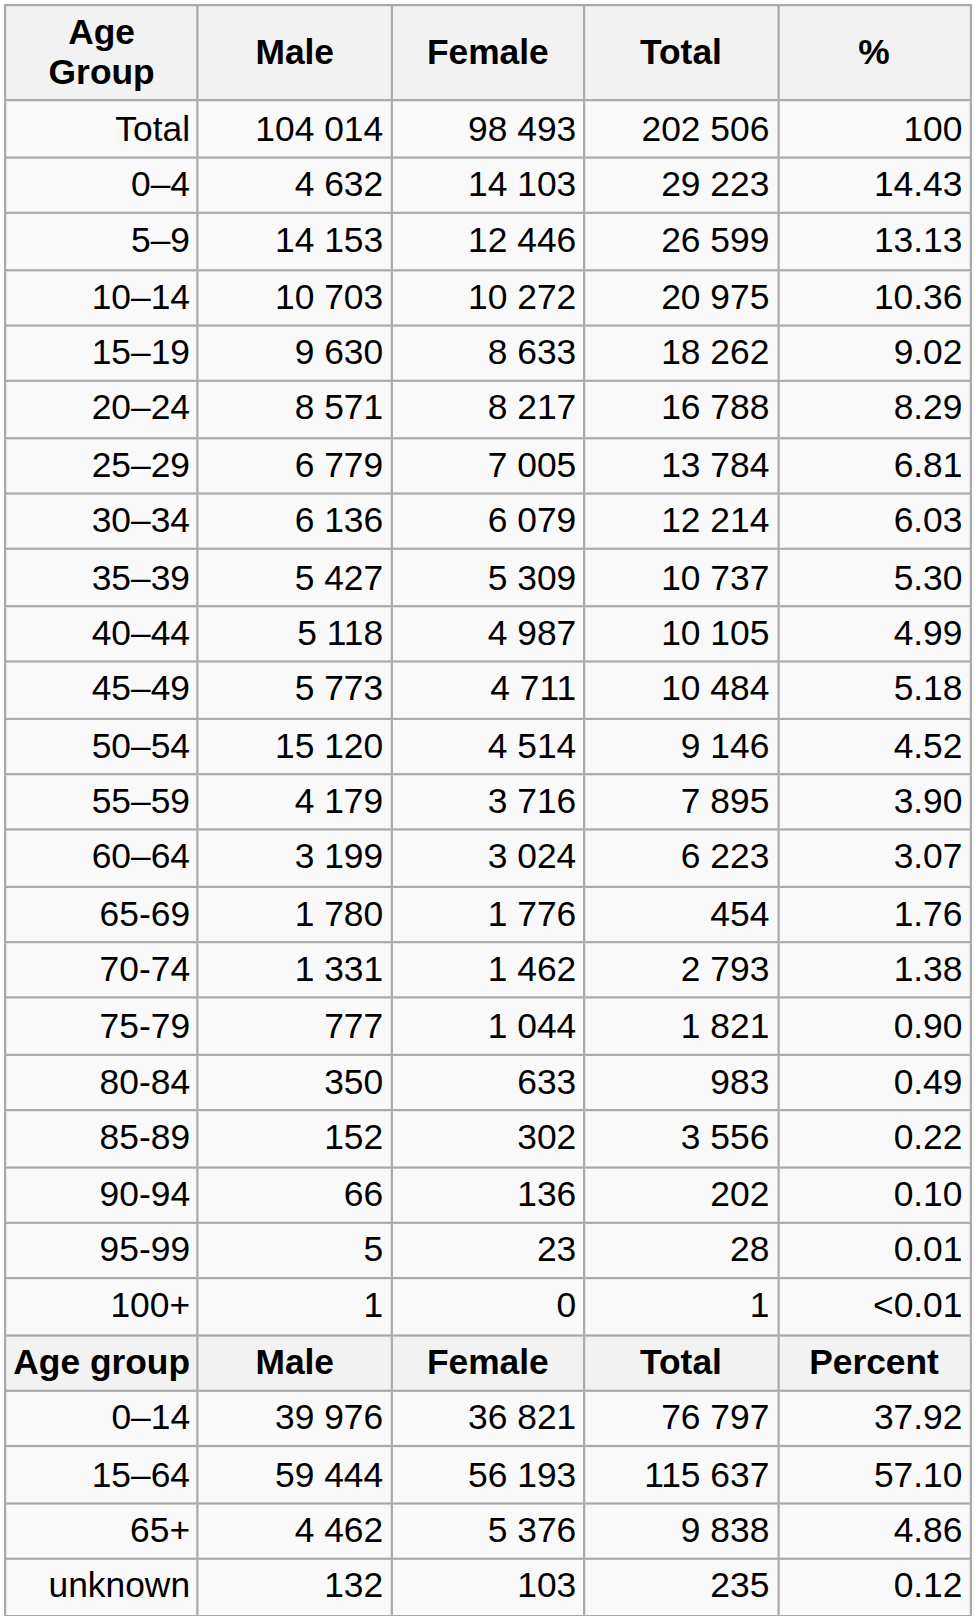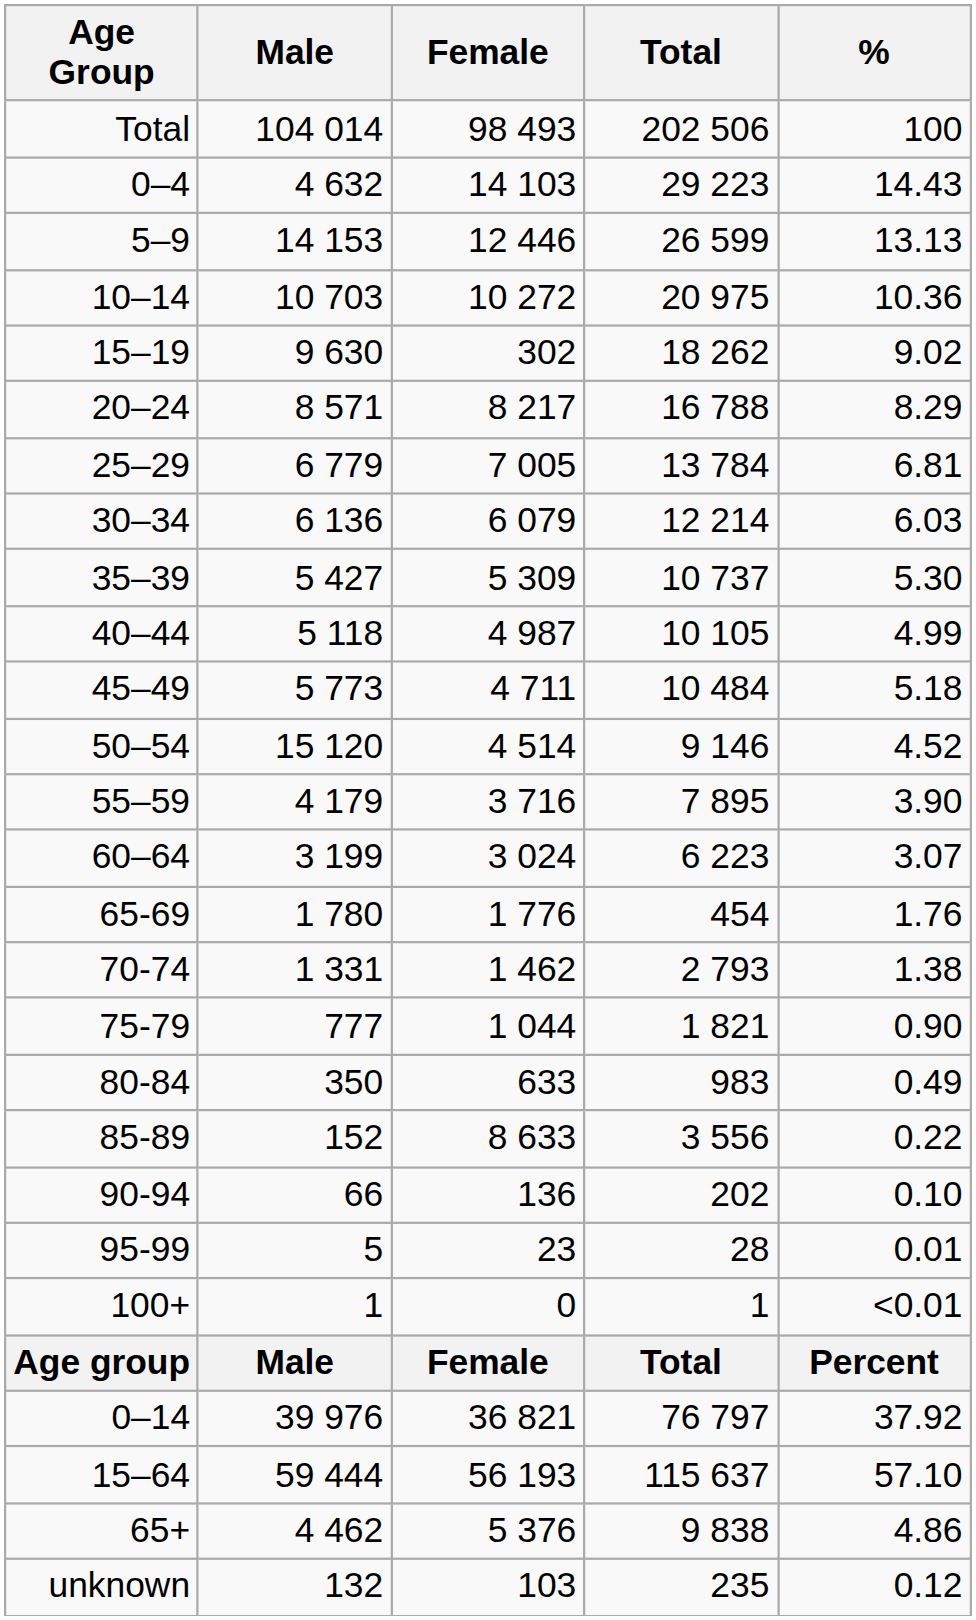(532, 352) 8 633 -> (547, 352) 302
(547, 1137) 302 -> (532, 1137) 8 633
